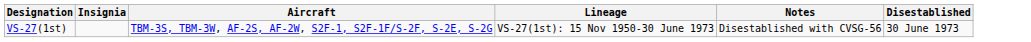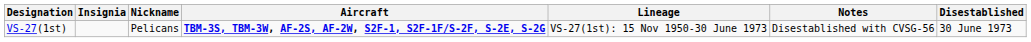+ column: (155, 13)
(312, 29) normal -> (365, 29) bold
